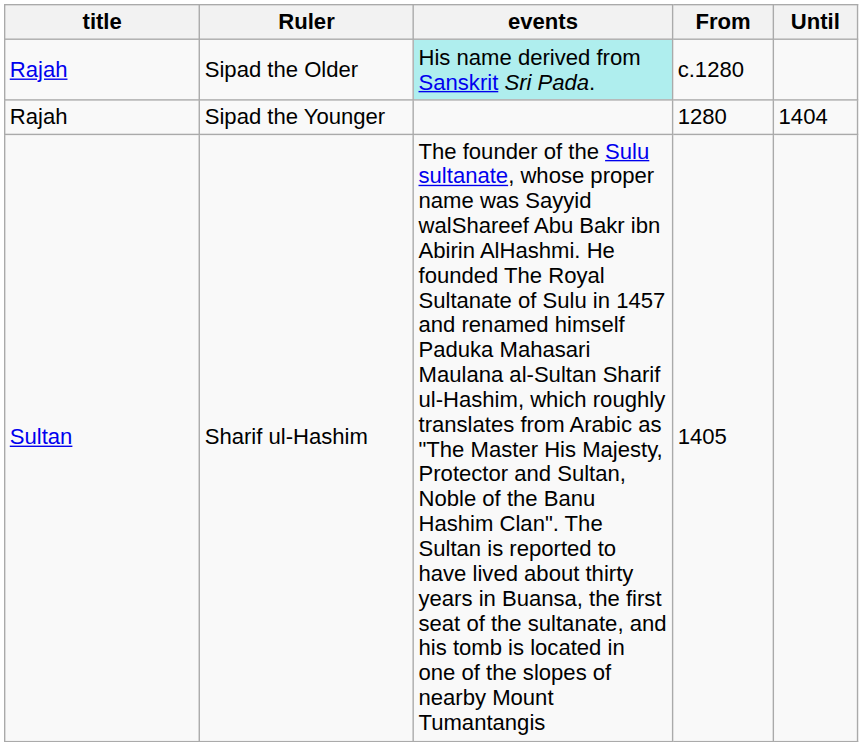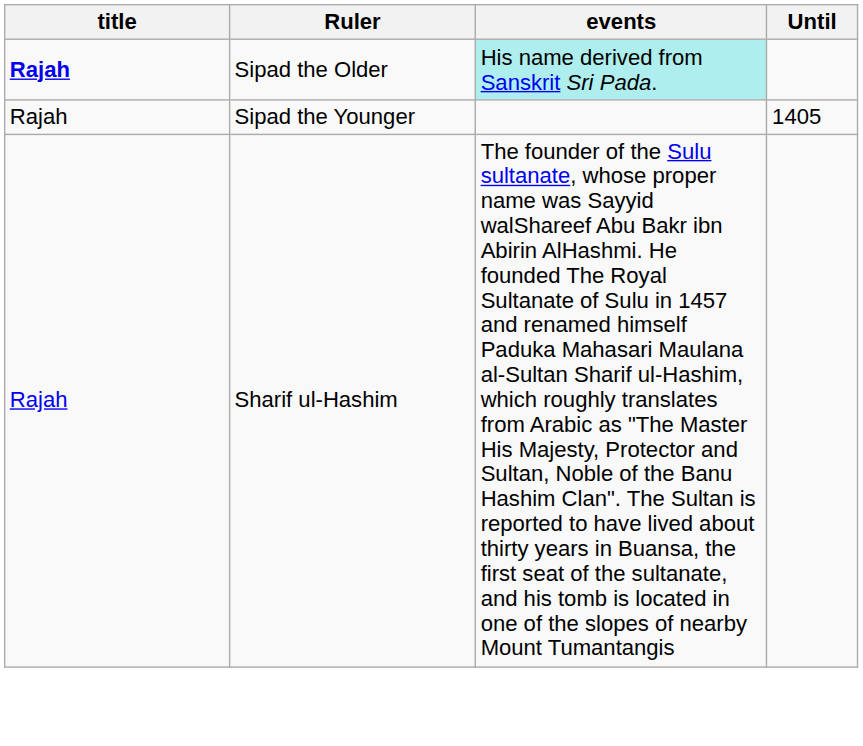- column: (723, 22)
(39, 69) normal -> (40, 69) bold
(803, 116) 1404 -> (797, 116) 1405
(41, 437) Sultan -> (39, 400) Rajah
